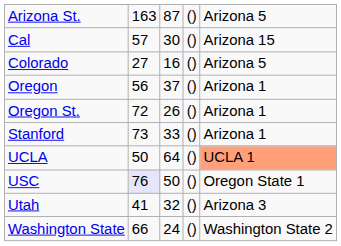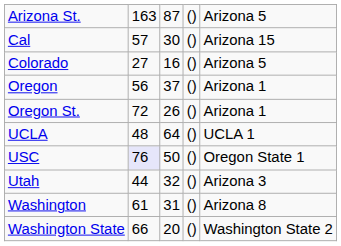- row: (36, 134)
(140, 157) 50 -> (140, 134) 48
(229, 157) lightsalmon background -> (229, 134) no background
(140, 205) 41 -> (140, 181) 44
+ row: (47, 205)
(172, 228) 24 -> (172, 228) 20
